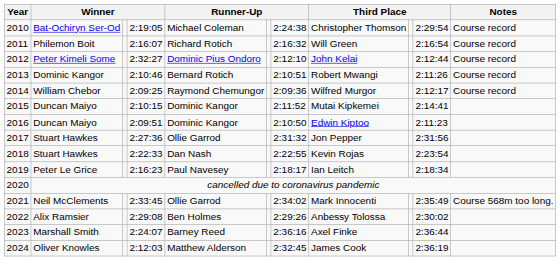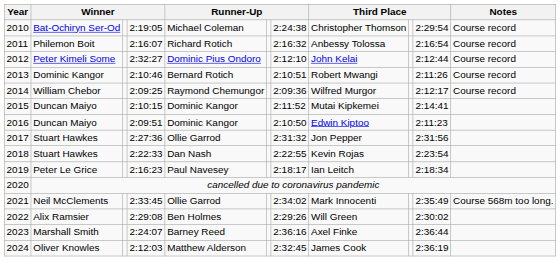(334, 43) Will Green -> (348, 43) Anbessy Tolossa
(348, 216) Anbessy Tolossa -> (334, 216) Will Green
